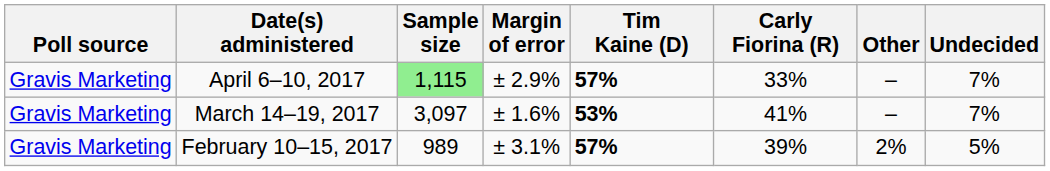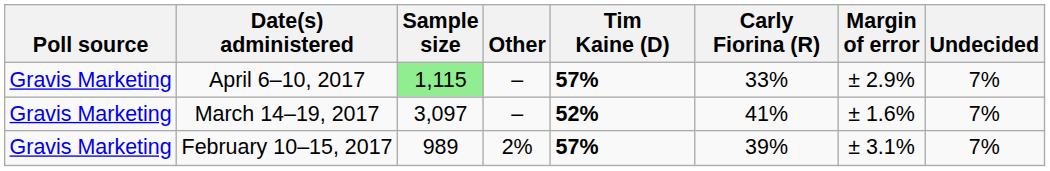columns swapped: (527, 33) <-> (891, 45)
(596, 113) 53% -> (577, 113) 52%
(984, 147) 5% -> (984, 147) 7%
